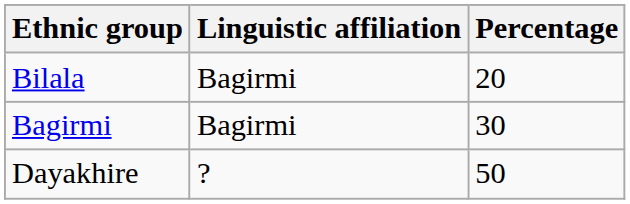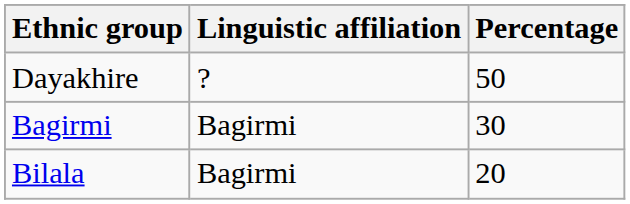rows swapped: (75, 173) <-> (48, 76)
